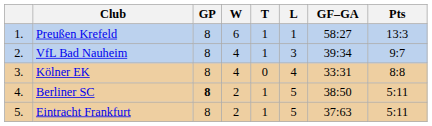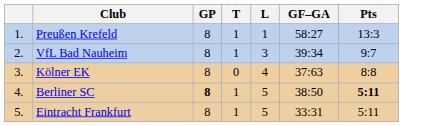- column: (236, 14)
(338, 72) 33:31 -> (309, 72) 37:63
(397, 92) normal -> (369, 92) bold
(338, 111) 37:63 -> (309, 111) 33:31
